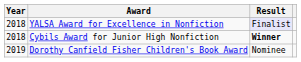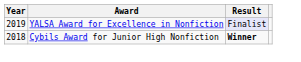(16, 24) 2018 -> (16, 24) 2019
- row: (139, 50)
